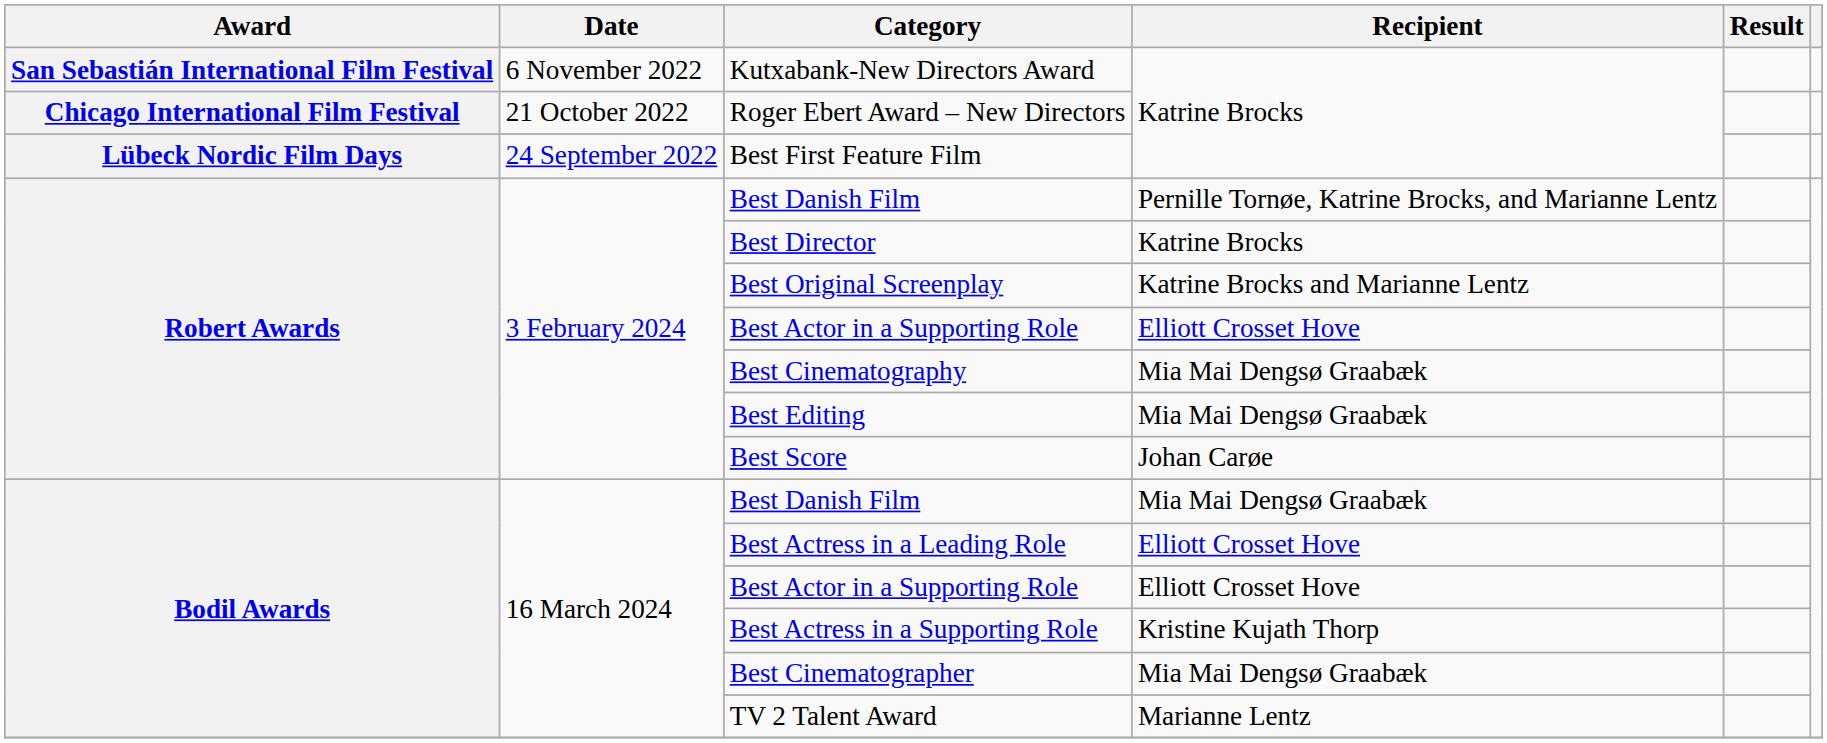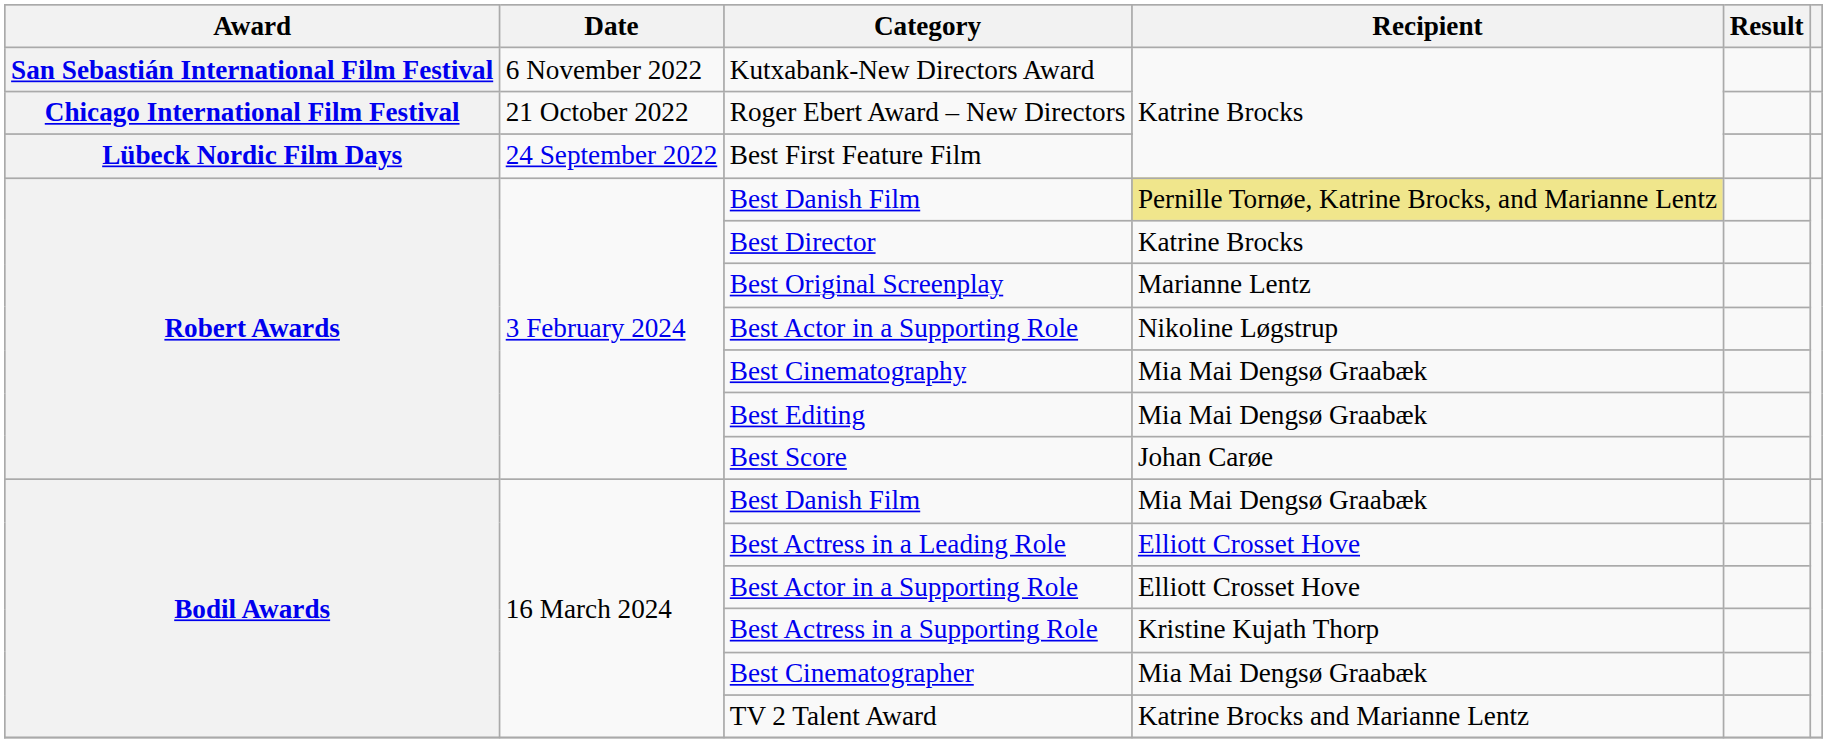(1427, 198) no background -> (1427, 198) khaki background
(1334, 284) Katrine Brocks and Marianne Lentz -> (1224, 284) Marianne Lentz
(1249, 328) Elliott Crosset Hove -> (1238, 328) Nikoline Løgstrup
(1224, 716) Marianne Lentz -> (1334, 716) Katrine Brocks and Marianne Lentz
